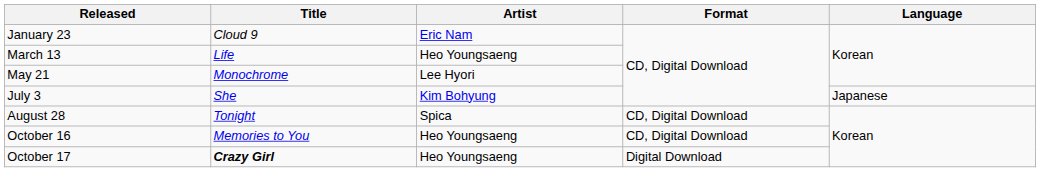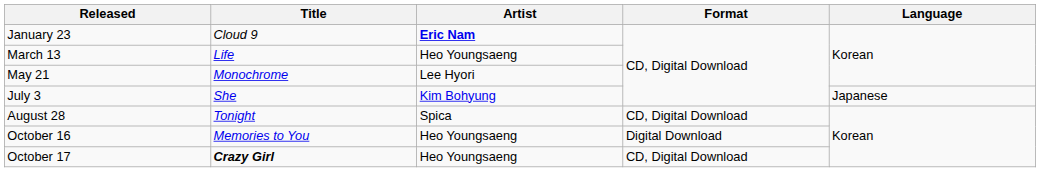(446, 34) normal -> (447, 34) bold
(687, 136) CD, Digital Download -> (674, 136) Digital Download
(674, 156) Digital Download -> (687, 156) CD, Digital Download
